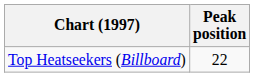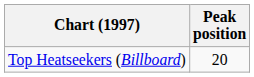(220, 59) 22 -> (220, 59) 20
